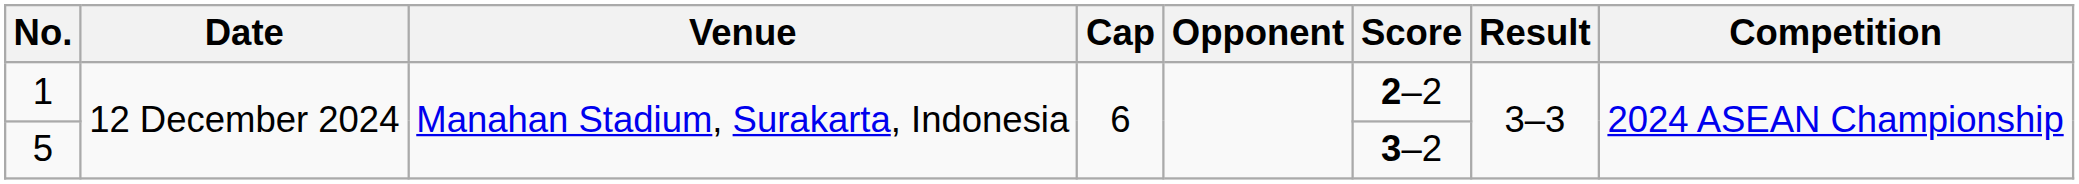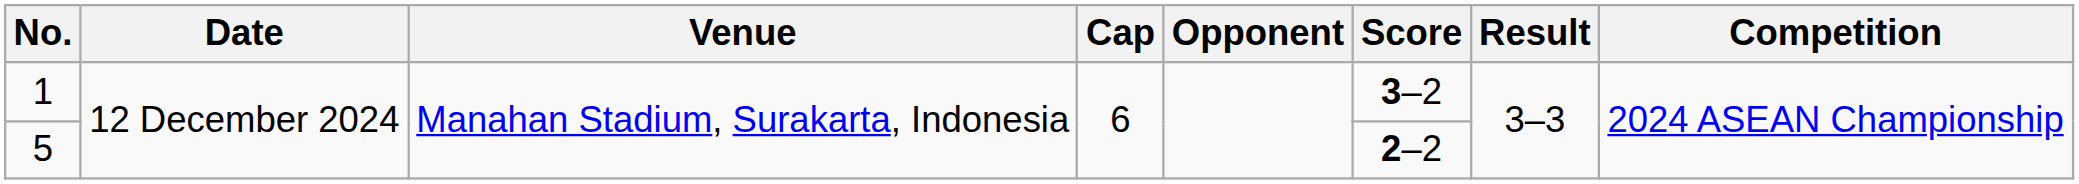(1412, 91) 2–2 -> (1412, 91) 3–2
(1412, 149) 3–2 -> (1412, 149) 2–2
